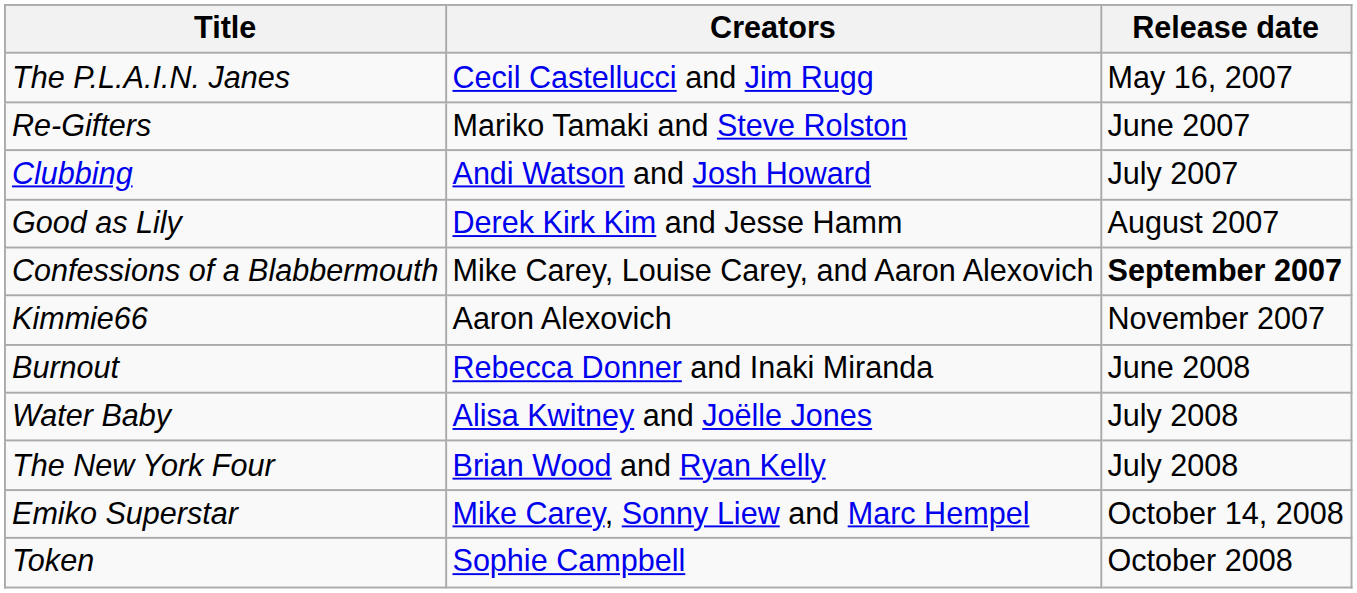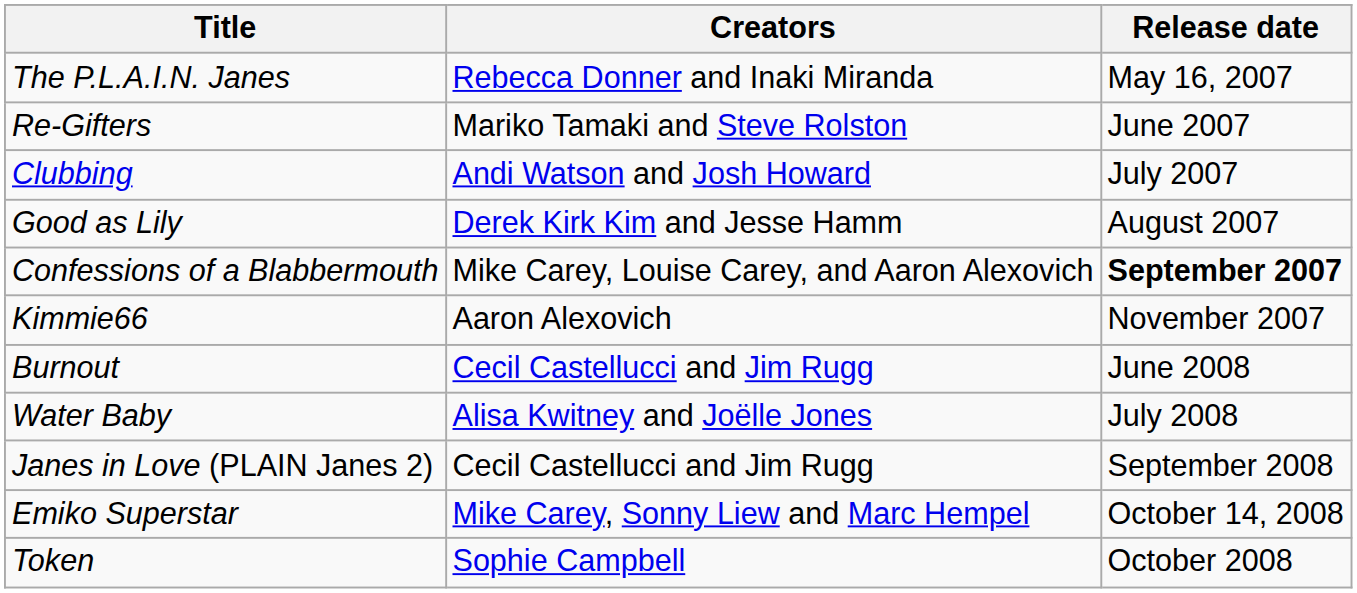(663, 77) Cecil Castellucci and Jim Rugg -> (693, 77) Rebecca Donner and Inaki Miranda
(693, 367) Rebecca Donner and Inaki Miranda -> (663, 367) Cecil Castellucci and Jim Rugg
- row: (143, 464)
+ row: (223, 464)
